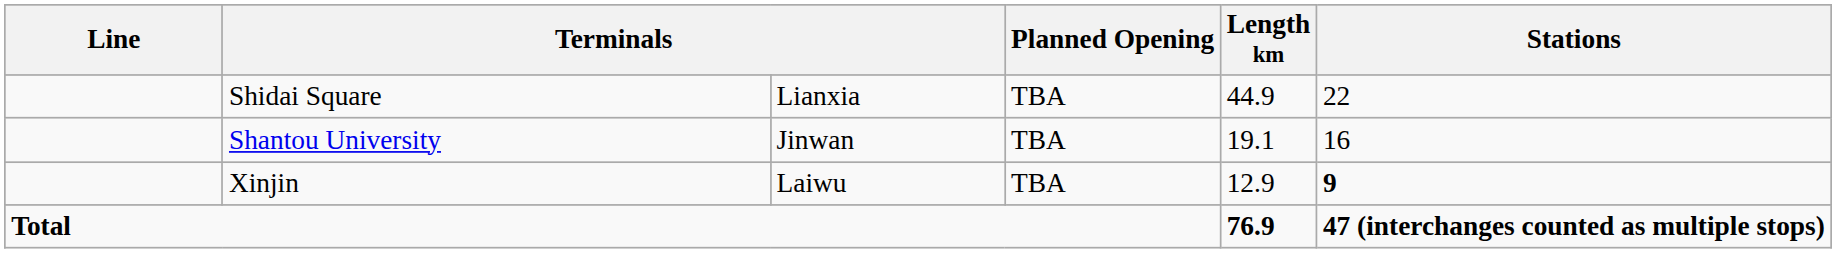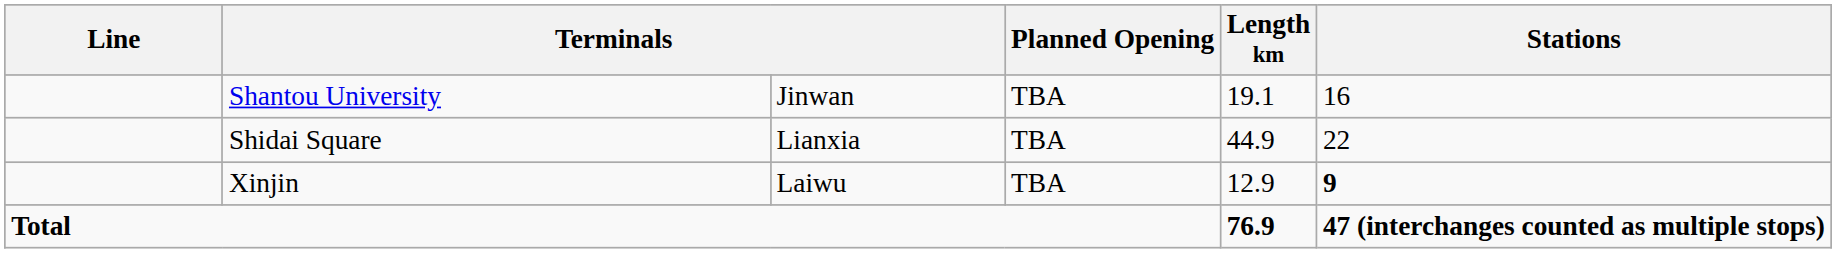rows swapped: (335, 139) <-> (305, 96)
